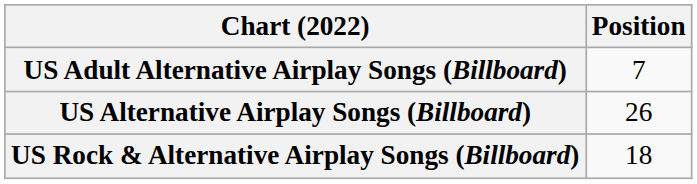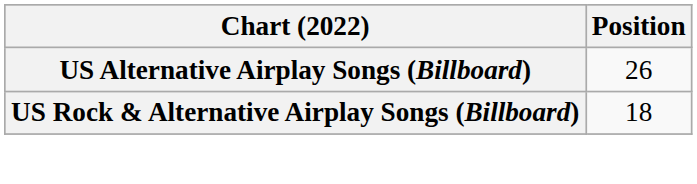- row: (295, 69)
